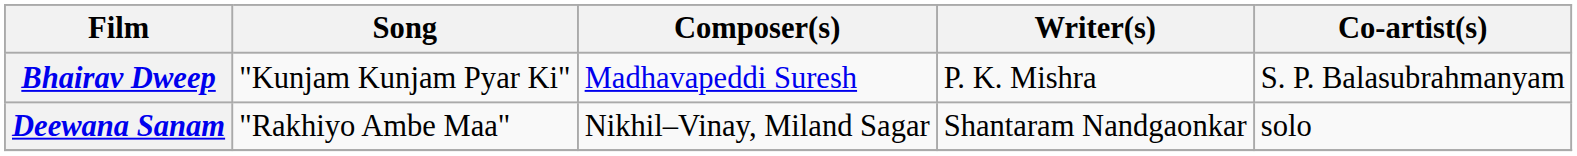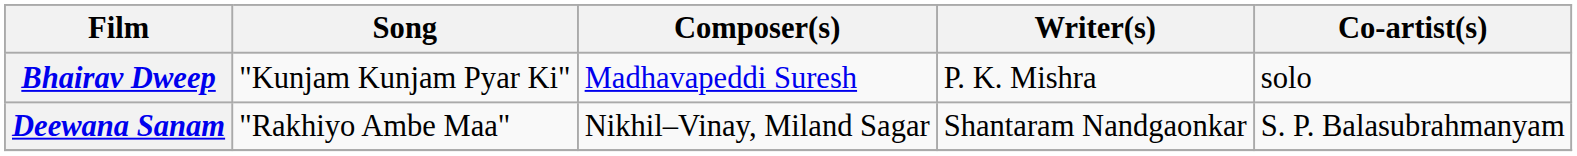(1413, 77) S. P. Balasubrahmanyam -> (1286, 77) solo
(1286, 125) solo -> (1413, 125) S. P. Balasubrahmanyam
